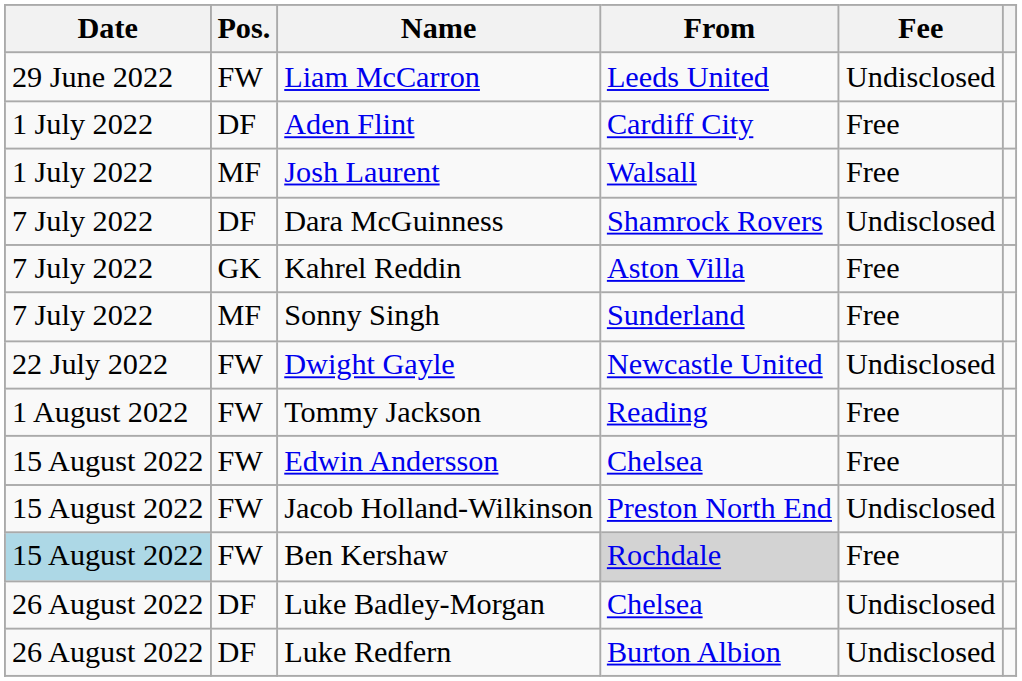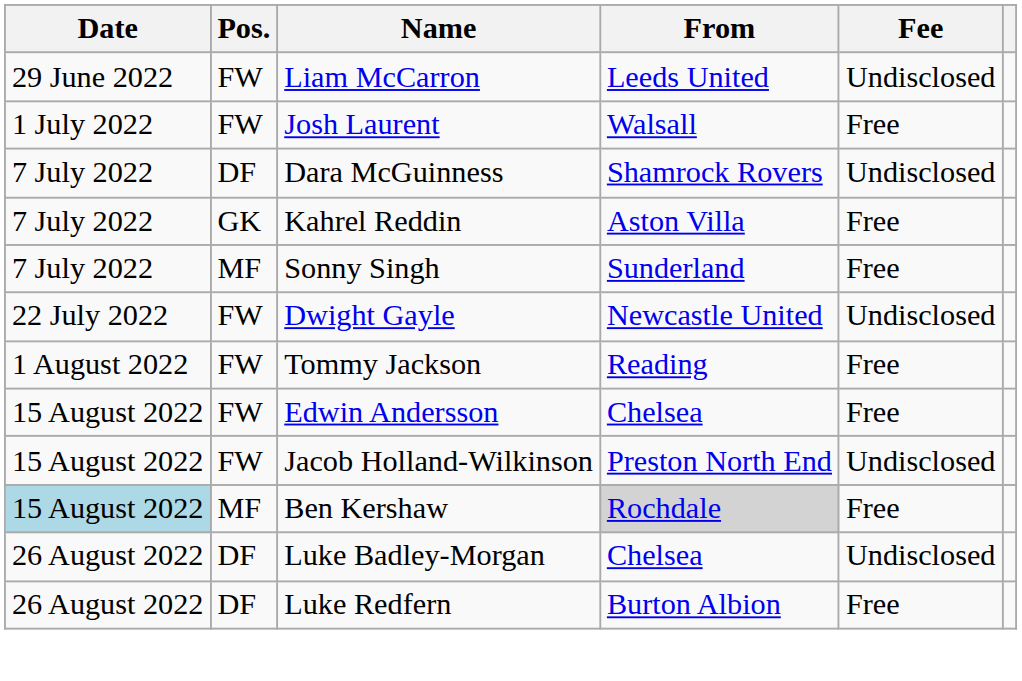- row: (349, 124)
(239, 172) MF -> (240, 124) FW
(240, 556) FW -> (239, 508) MF
(921, 651) Undisclosed -> (873, 603) Free
